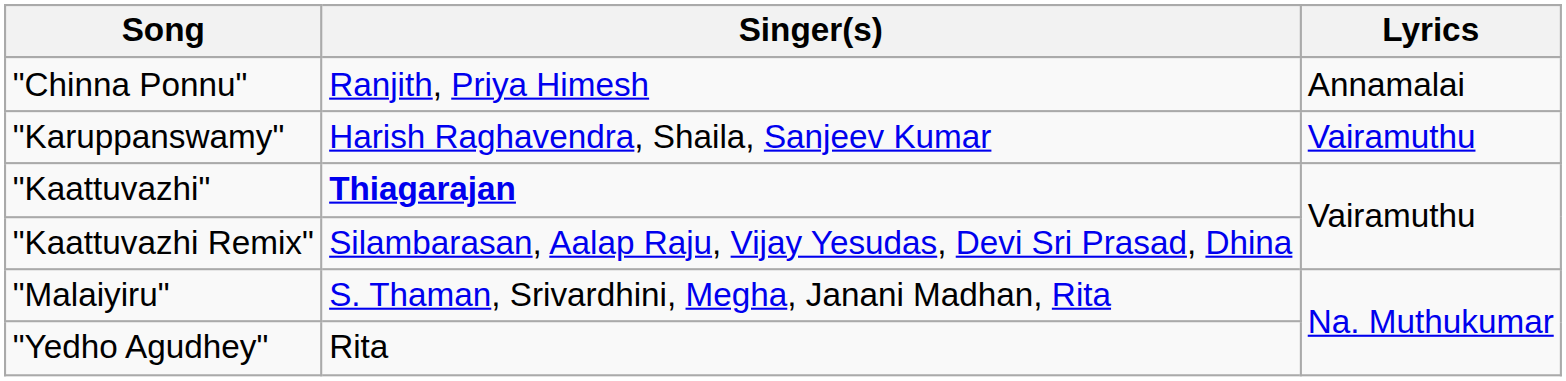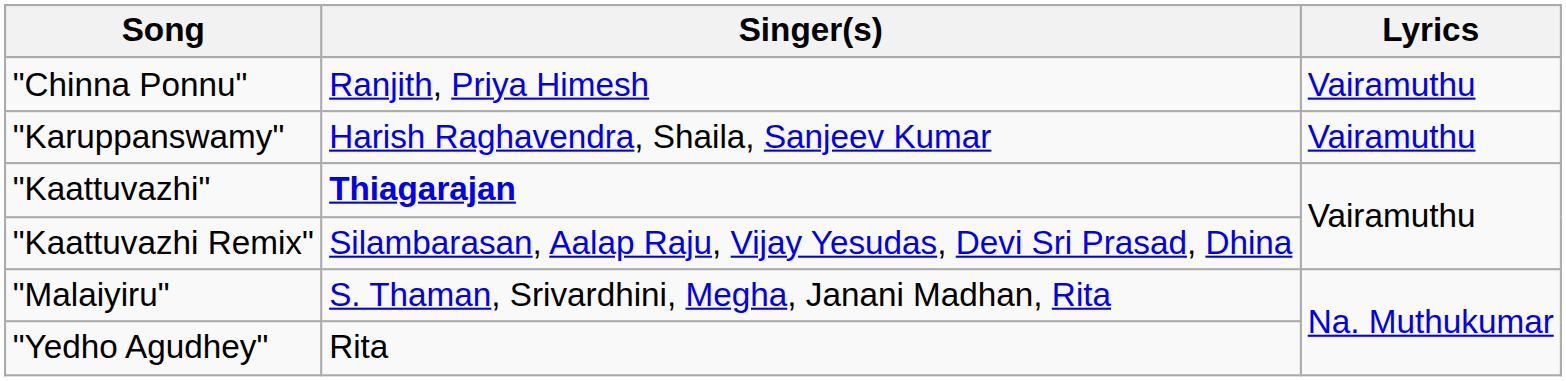(1386, 83) Annamalai -> (1392, 83) Vairamuthu
